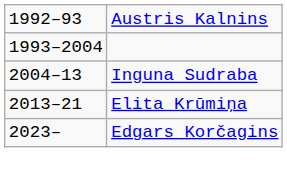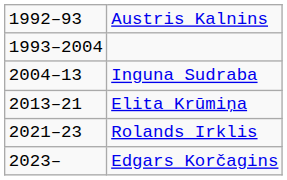+ row: (184, 132)
